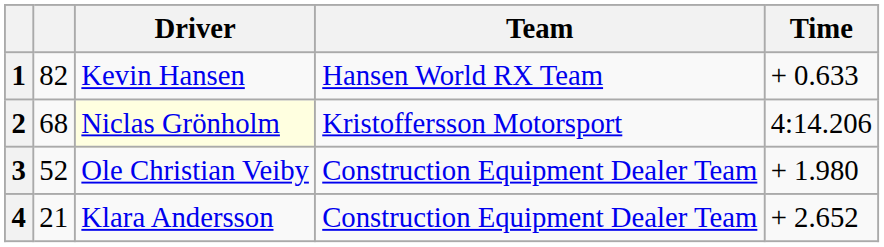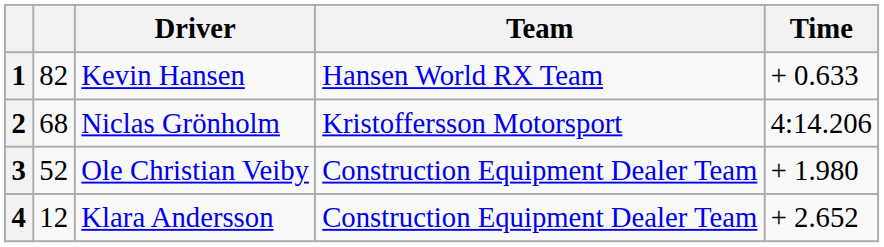(181, 123) lightyellow background -> (181, 123) no background
(54, 217) 21 -> (54, 217) 12
